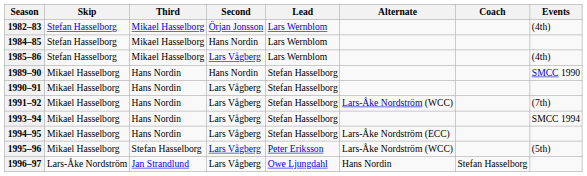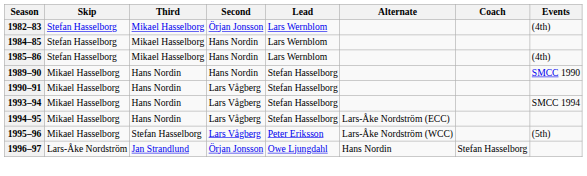(235, 57) Lars Vågberg -> (233, 57) Hans Nordin
- row: (25, 103)
(235, 164) Lars Vågberg -> (236, 149) Örjan Jonsson
